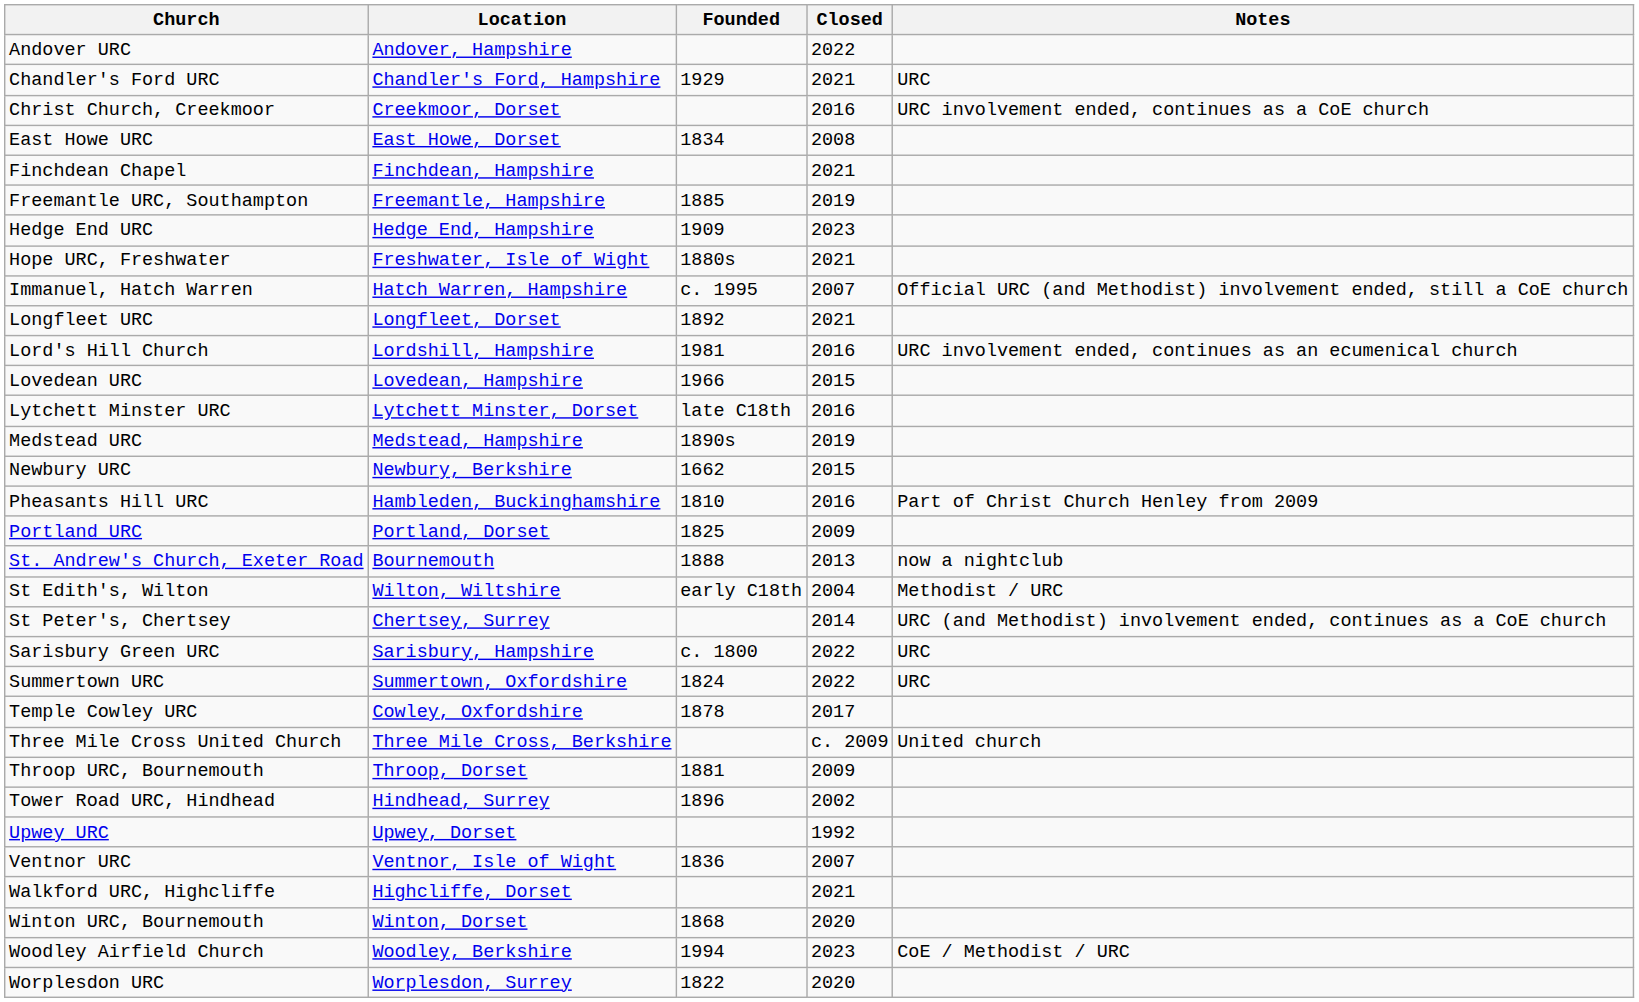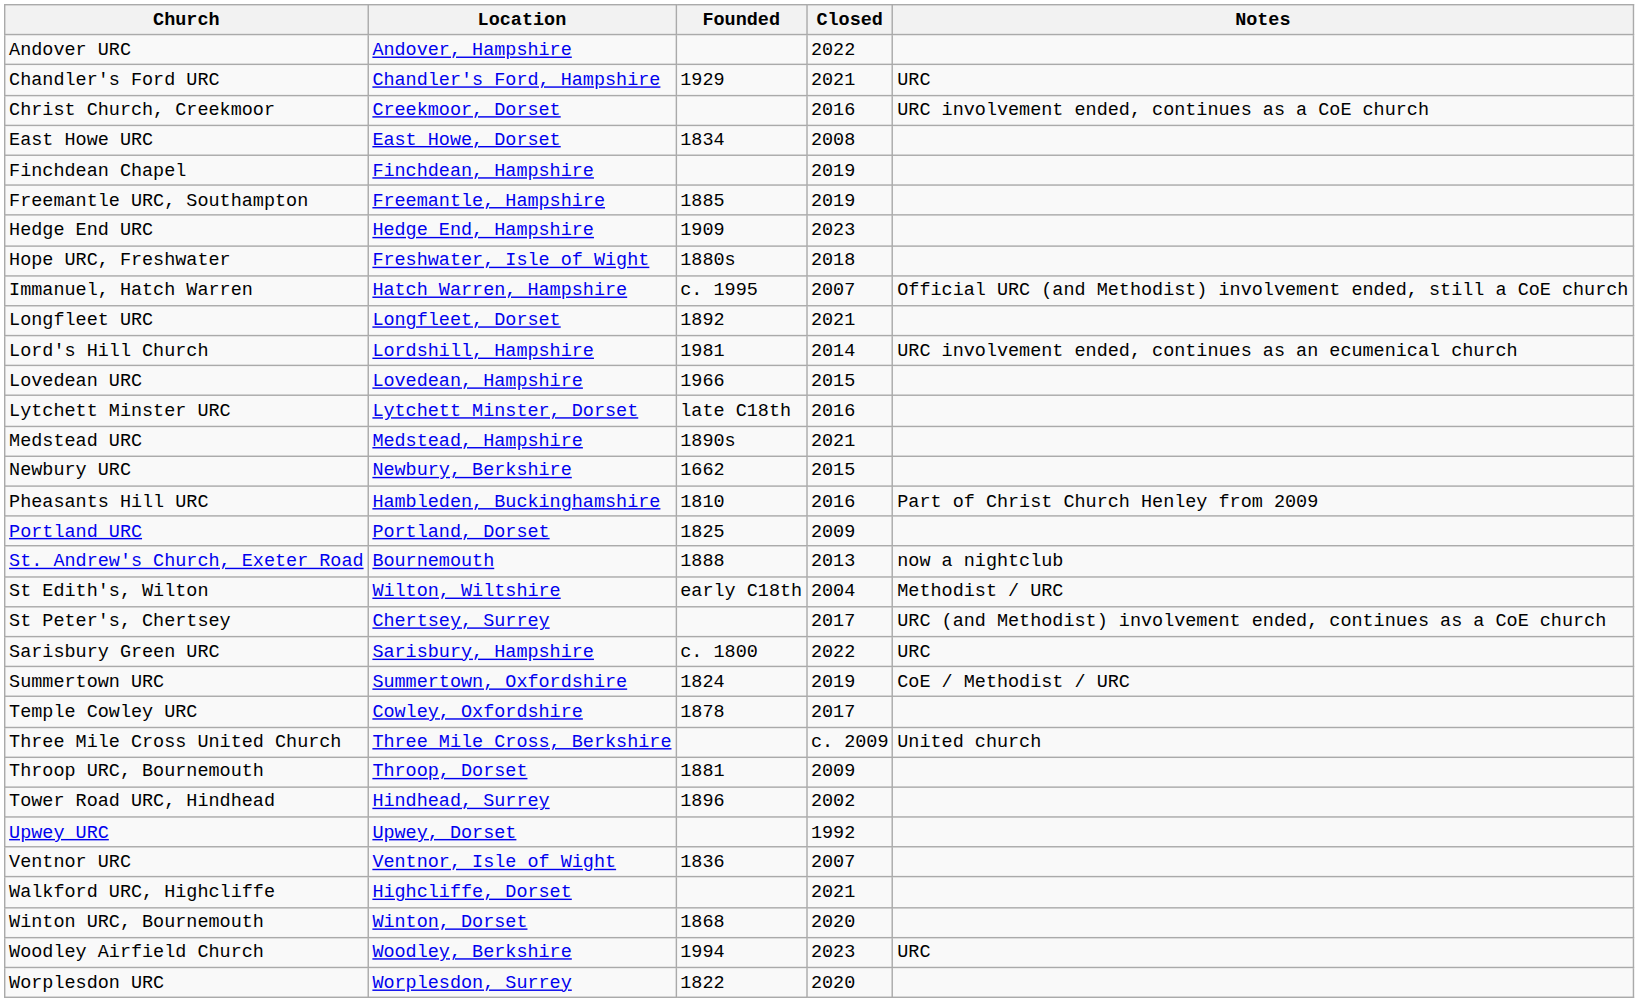(833, 170) 2021 -> (833, 170) 2019
(833, 260) 2021 -> (833, 260) 2018
(833, 351) 2016 -> (833, 351) 2014
(833, 441) 2019 -> (833, 441) 2021
(833, 621) 2014 -> (833, 621) 2017
(833, 682) 2022 -> (833, 682) 2019
(914, 682) URC -> (1014, 682) CoE / Methodist / URC
(1014, 952) CoE / Methodist / URC -> (914, 952) URC
